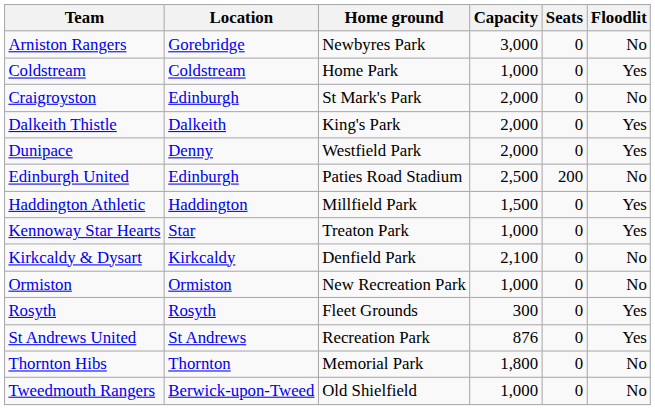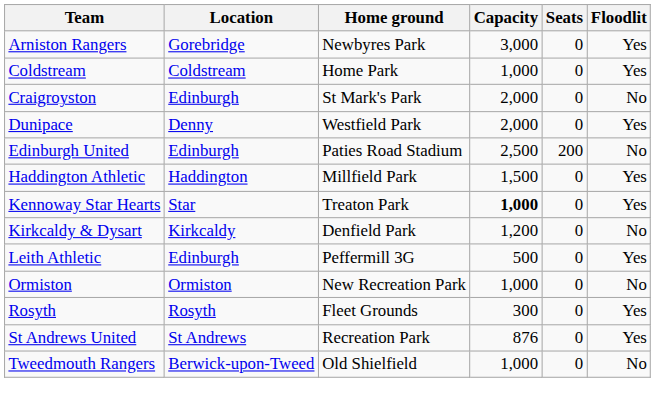(637, 44) No -> (635, 44) Yes
- row: (63, 124)
(519, 230) normal -> (519, 204) bold
(519, 257) 2,100 -> (519, 230) 1,200
+ row: (55, 257)
- row: (58, 364)
